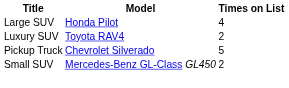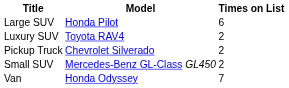(221, 22) 4 -> (221, 22) 6
(221, 51) 5 -> (221, 51) 2
+ row: (13, 79)
